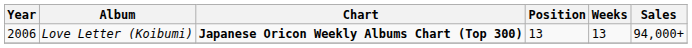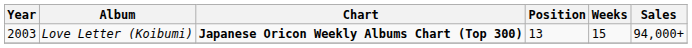(22, 34) 2006 -> (22, 34) 2003
(599, 34) 13 -> (599, 34) 15
